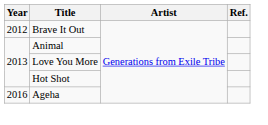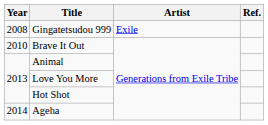+ row: (72, 29)
(17, 29) 2012 -> (17, 45) 2010
(17, 95) 2016 -> (17, 111) 2014
